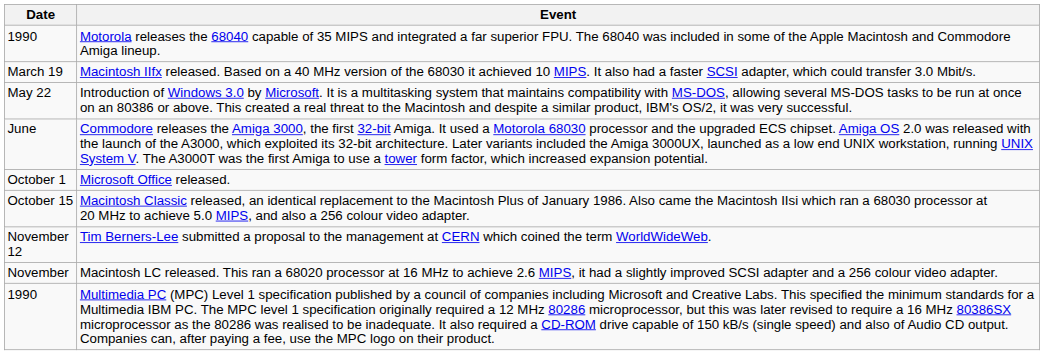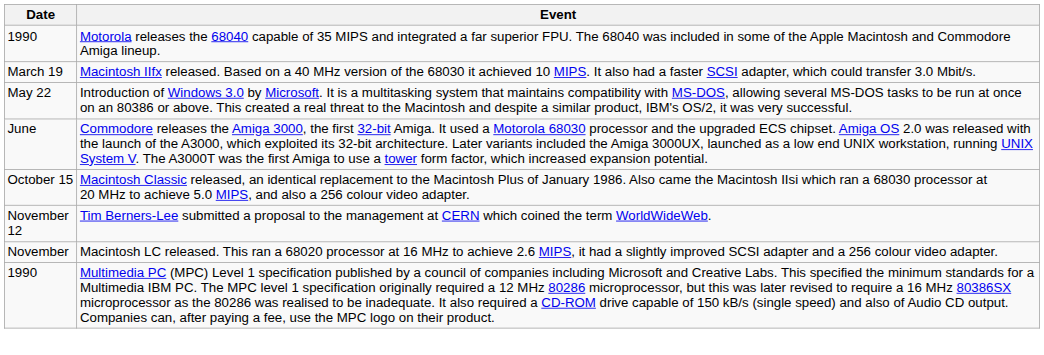- row: (155, 180)
